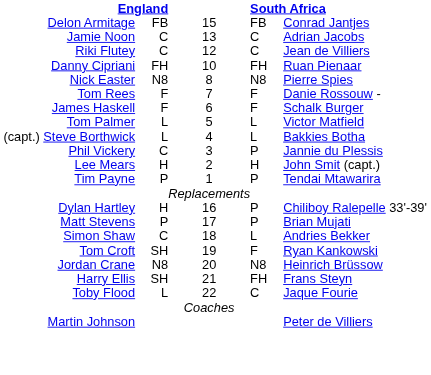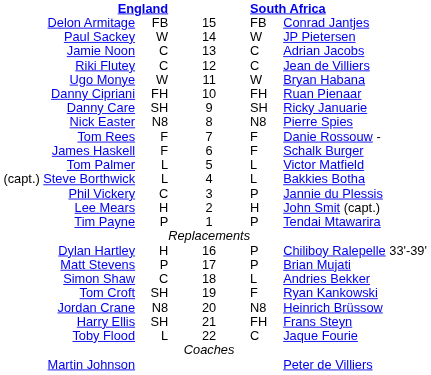+ row: (99, 37)
+ row: (102, 79)
+ row: (101, 108)
